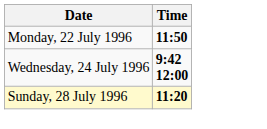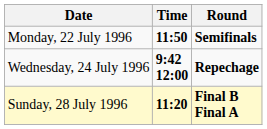+ column: (227, 15)
